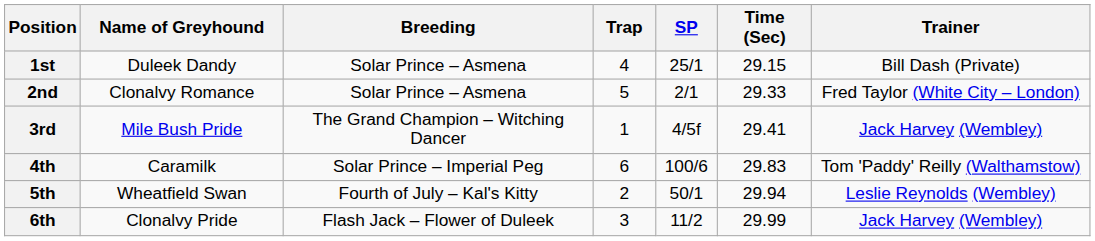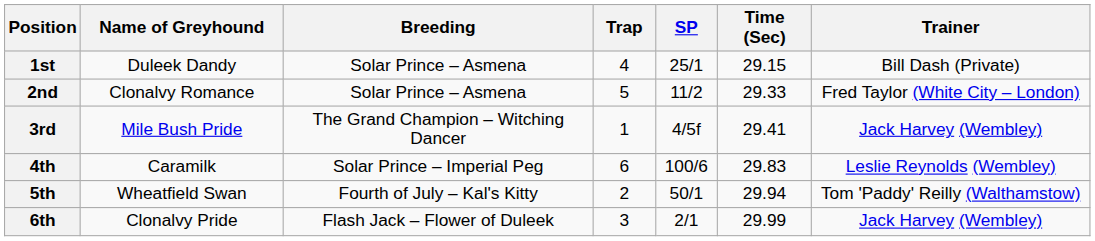(686, 92) 2/1 -> (686, 92) 11/2
(951, 166) Tom 'Paddy' Reilly (Walthamstow) -> (951, 166) Leslie Reynolds (Wembley)
(951, 194) Leslie Reynolds (Wembley) -> (951, 194) Tom 'Paddy' Reilly (Walthamstow)
(686, 221) 11/2 -> (686, 221) 2/1
